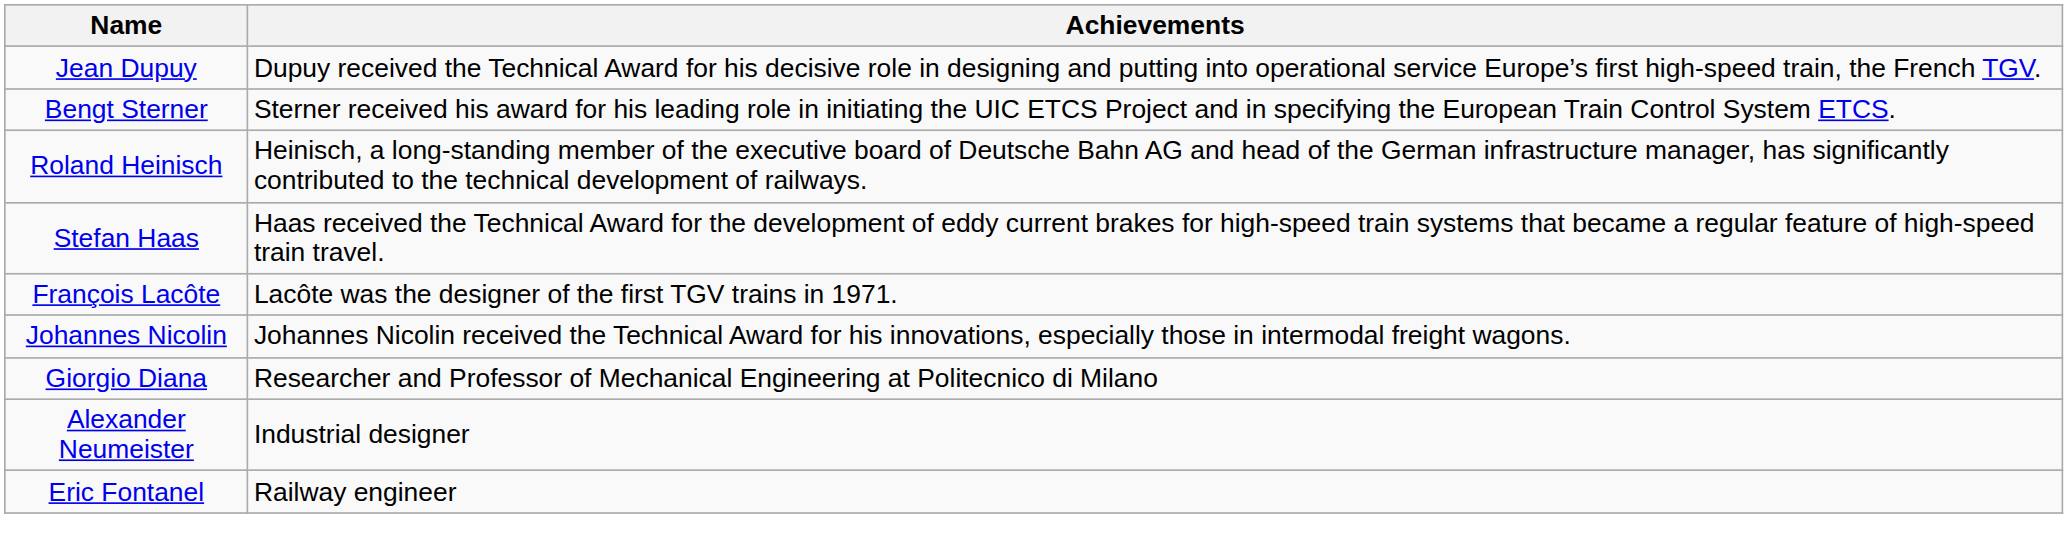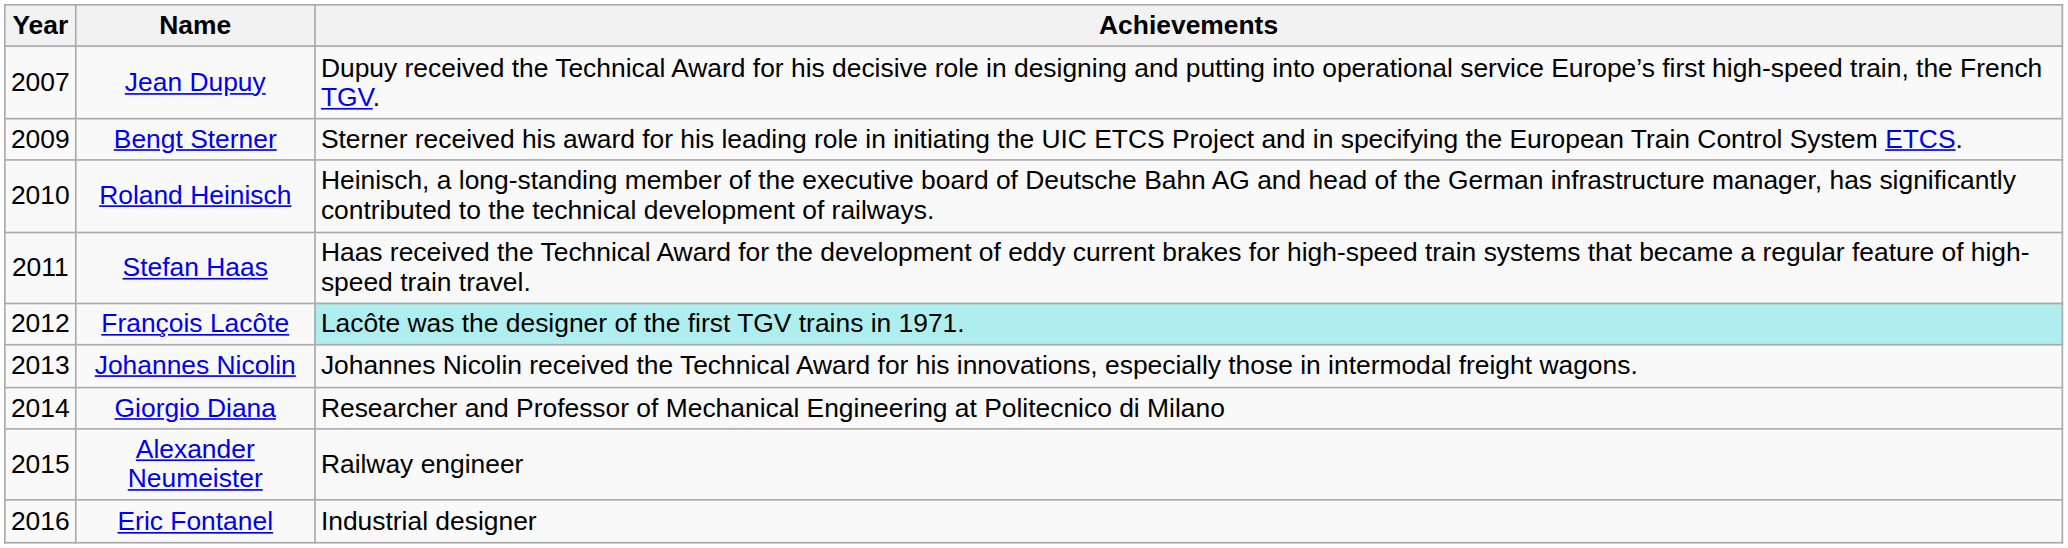+ column: (40, 25)
(576, 294) no background -> (643, 323) paleturquoise background
(362, 434) Industrial designer -> (422, 464) Railway engineer
(355, 491) Railway engineer -> (429, 521) Industrial designer
